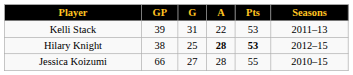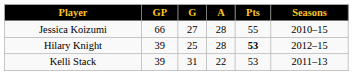rows swapped: (73, 62) <-> (73, 29)
(160, 45) 38 -> (160, 45) 39
(221, 45) bold -> (221, 45) normal
